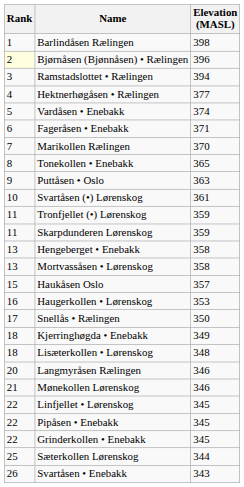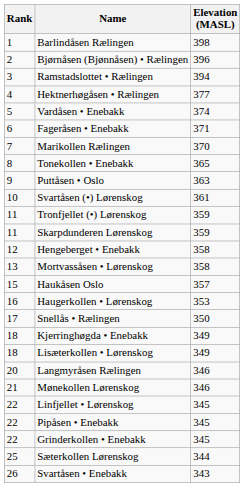(10, 59) lightyellow background -> (10, 59) no background
(12, 249) 13 -> (12, 249) 12
(201, 353) 348 -> (201, 353) 349
